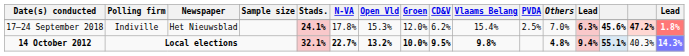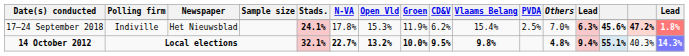(415, 27) 12.0% -> (415, 27) 11.9%
